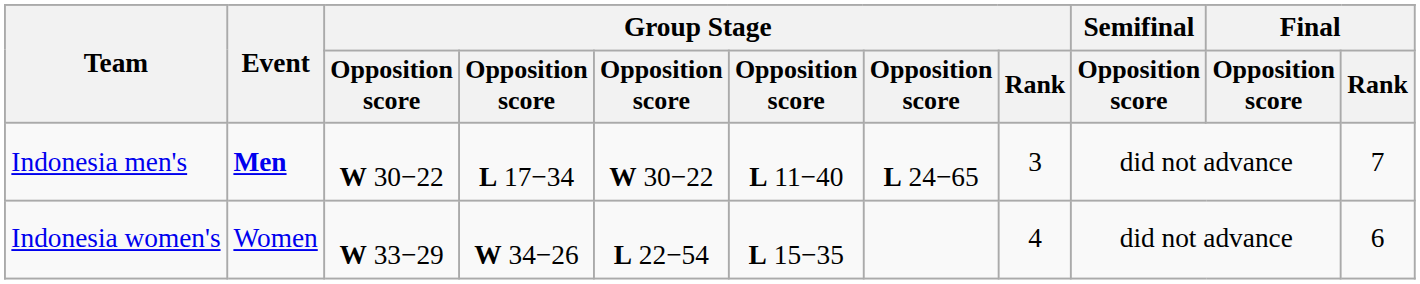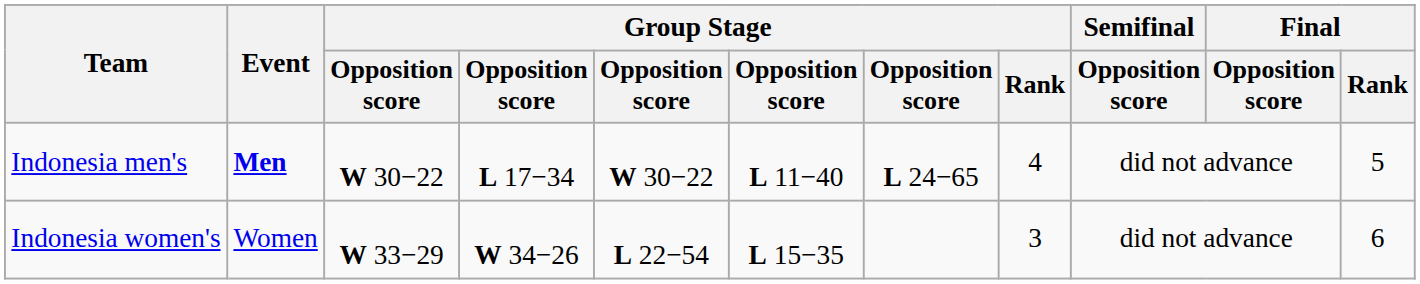(1035, 161) 3 -> (1035, 161) 4
(1378, 161) 7 -> (1378, 161) 5
(1035, 239) 4 -> (1035, 239) 3
